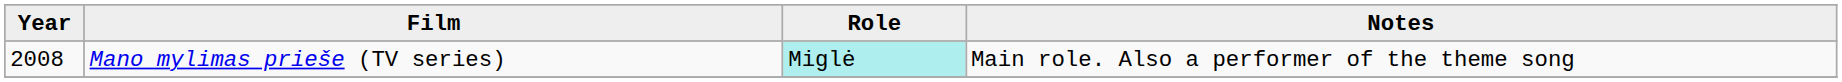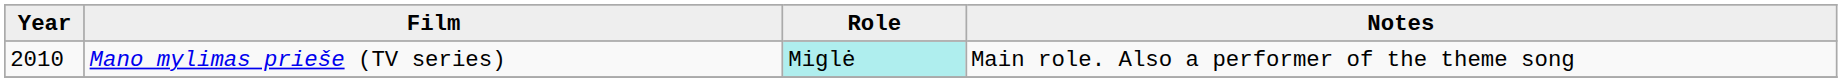(37, 60) 2008 -> (37, 60) 2010
